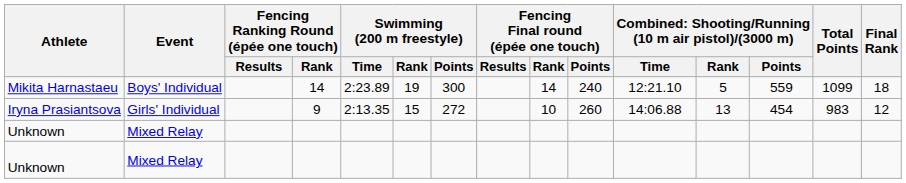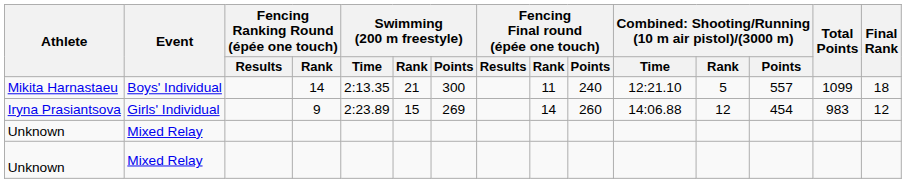(367, 88) 2:23.89 -> (367, 88) 2:13.35
(412, 88) 19 -> (412, 88) 21
(549, 88) 14 -> (549, 88) 11
(781, 88) 559 -> (781, 88) 557
(367, 110) 2:13.35 -> (367, 110) 2:23.89
(454, 110) 272 -> (454, 110) 269
(549, 110) 10 -> (549, 110) 14
(723, 110) 13 -> (723, 110) 12
